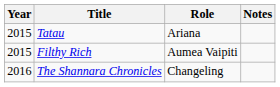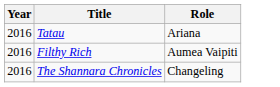- column: (258, 14)
(19, 33) 2015 -> (19, 33) 2016
(19, 52) 2015 -> (19, 52) 2016
